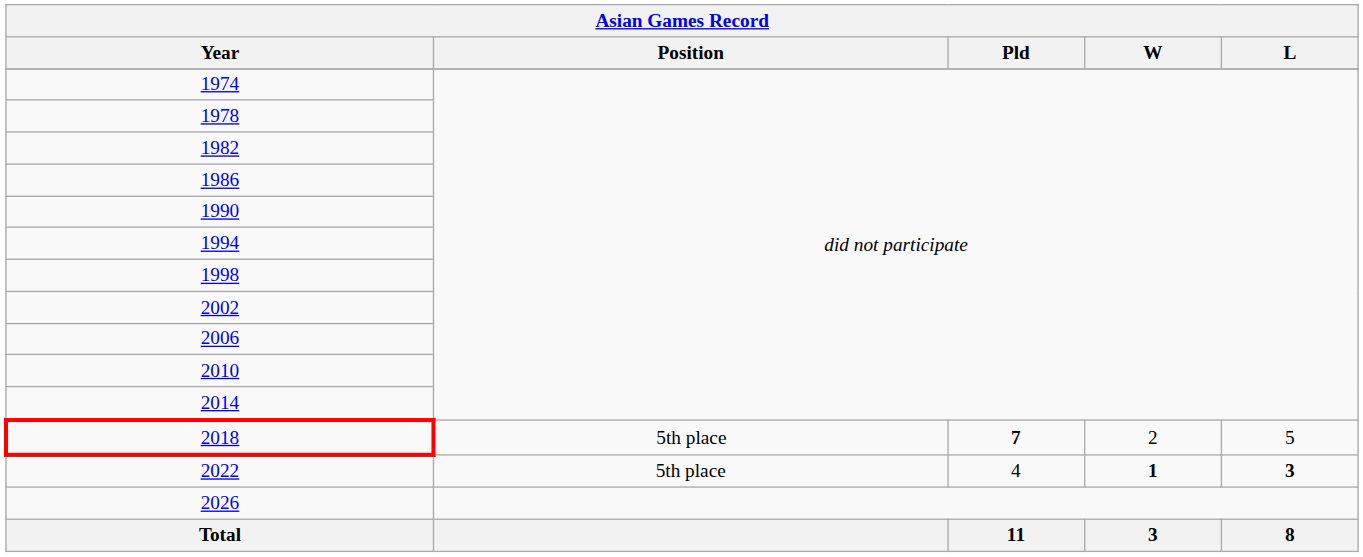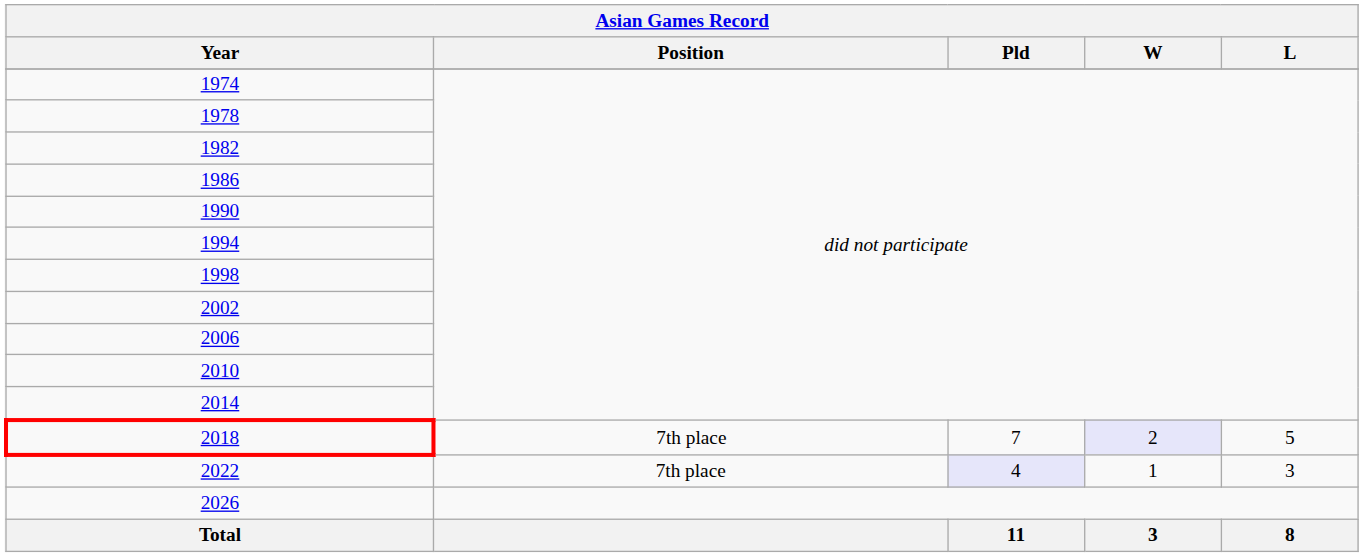(691, 437) 5th place -> (691, 437) 7th place
(1016, 437) bold -> (1016, 437) normal
(1153, 437) no background -> (1153, 437) lavender background
(691, 471) 5th place -> (691, 471) 7th place
(1016, 471) no background -> (1016, 471) lavender background
(1153, 471) bold -> (1153, 471) normal
(1290, 471) bold -> (1290, 471) normal
